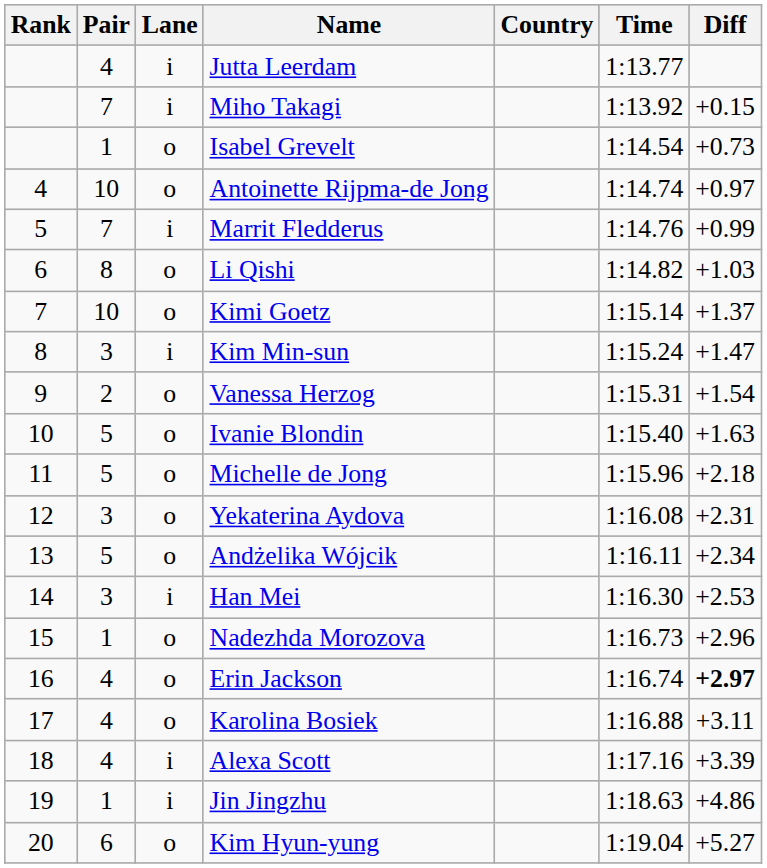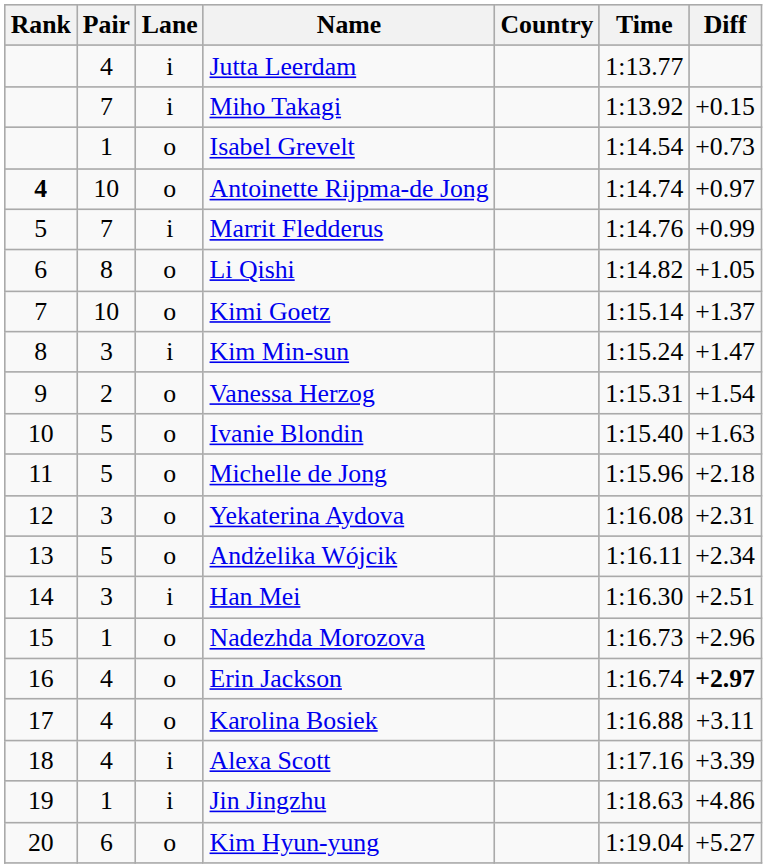(41, 188) normal -> (41, 188) bold
(725, 270) +1.03 -> (725, 270) +1.05
(725, 596) +2.53 -> (725, 596) +2.51
